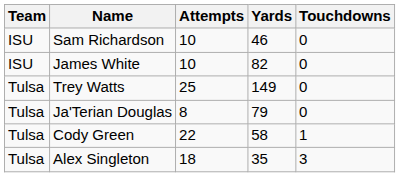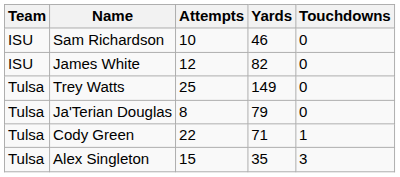(187, 64) 10 -> (187, 64) 12
(260, 135) 58 -> (260, 135) 71
(187, 159) 18 -> (187, 159) 15
